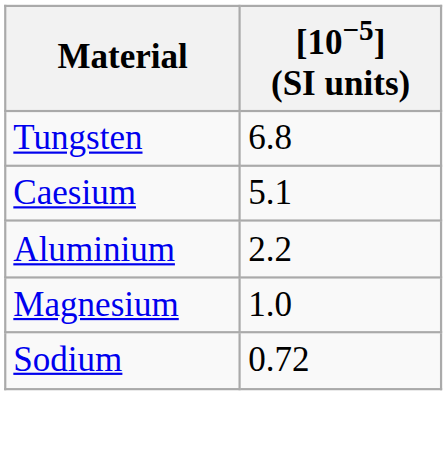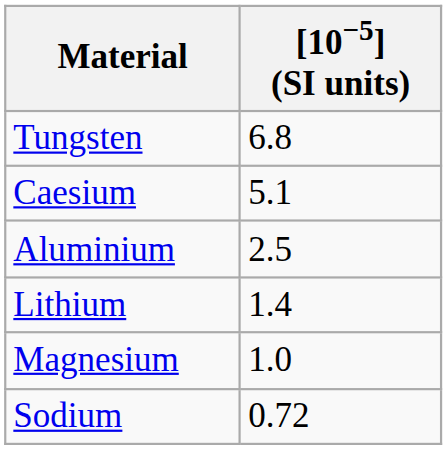(270, 248) 2.2 -> (270, 248) 2.5
+ row: (70, 304)
